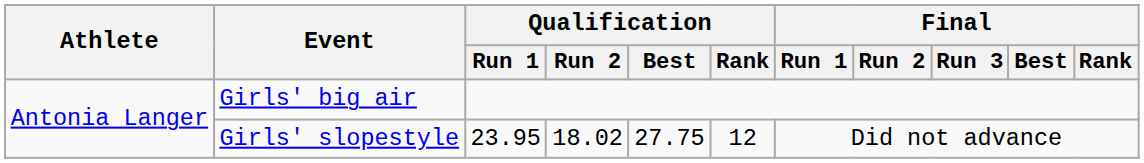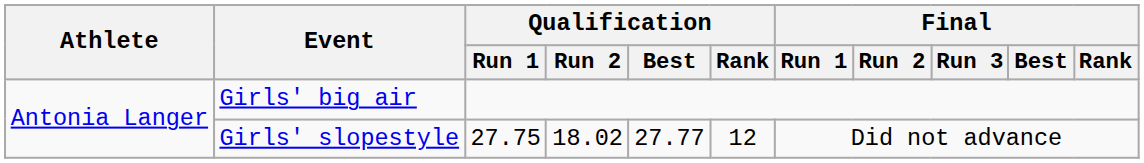(506, 139) 23.95 -> (506, 139) 27.75
(669, 139) 27.75 -> (669, 139) 27.77
